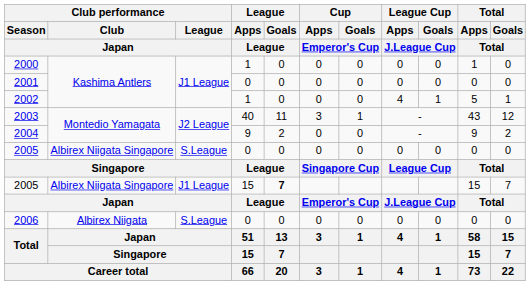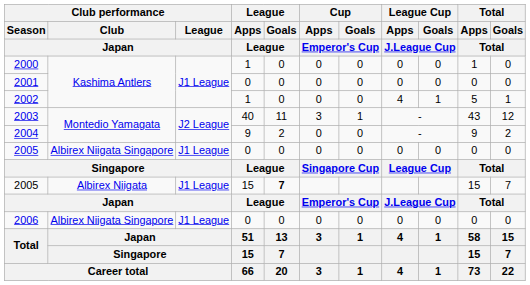(204, 151) S.League -> (204, 151) J1 League
(112, 185) Albirex Niigata Singapore -> (112, 185) Albirex Niigata
(112, 220) Albirex Niigata -> (112, 220) Albirex Niigata Singapore
(204, 220) S.League -> (204, 220) J1 League
